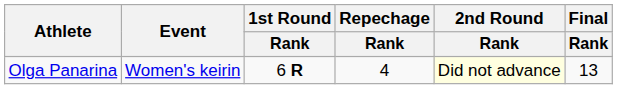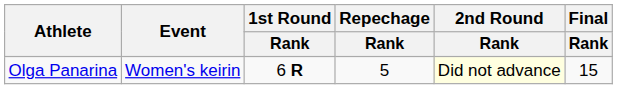(385, 71) 4 -> (385, 71) 5
(588, 71) 13 -> (588, 71) 15
